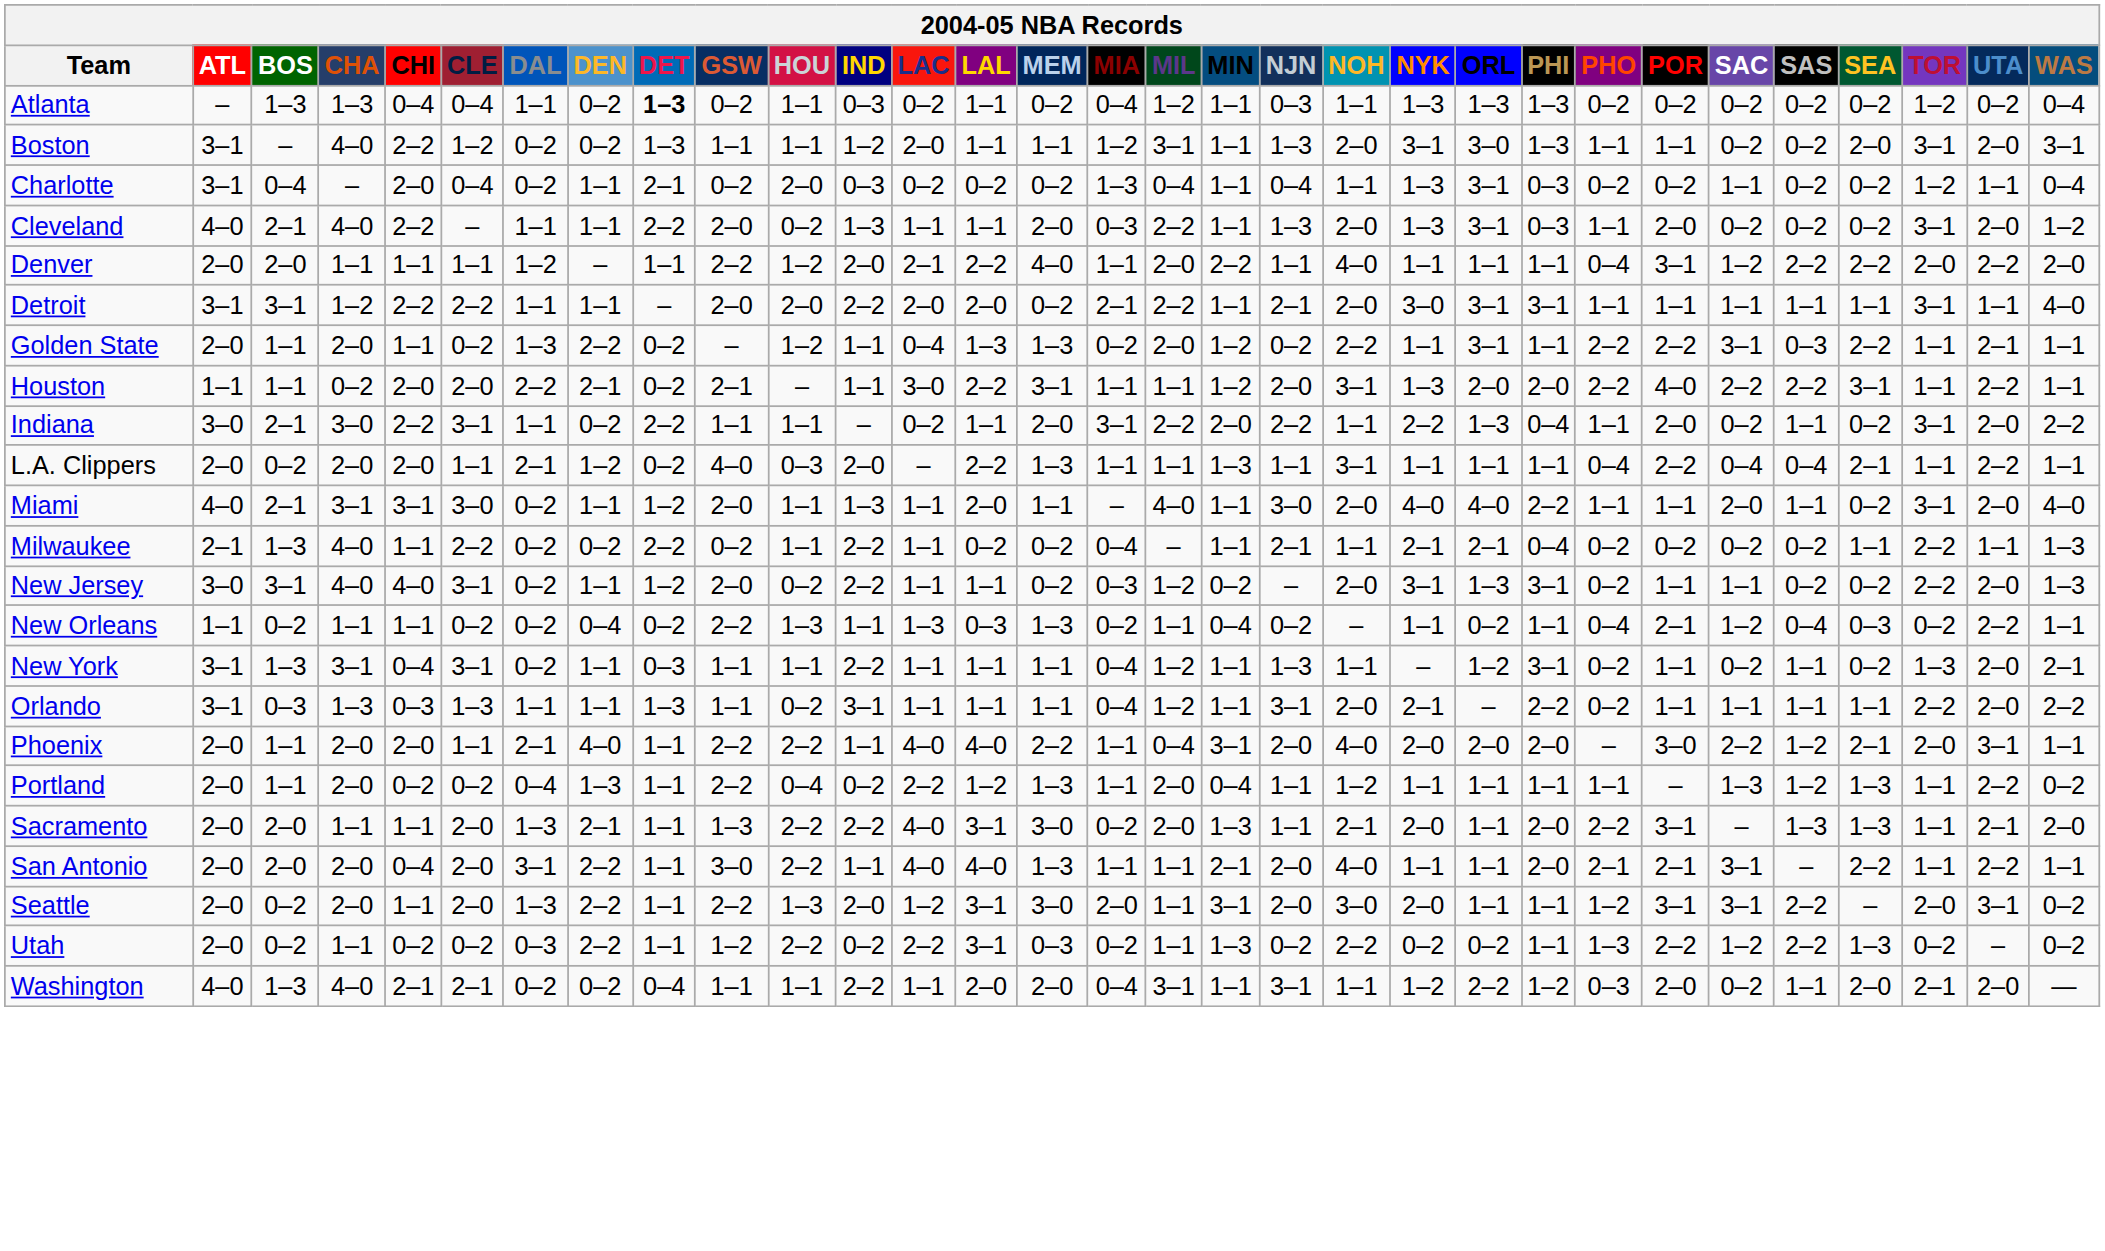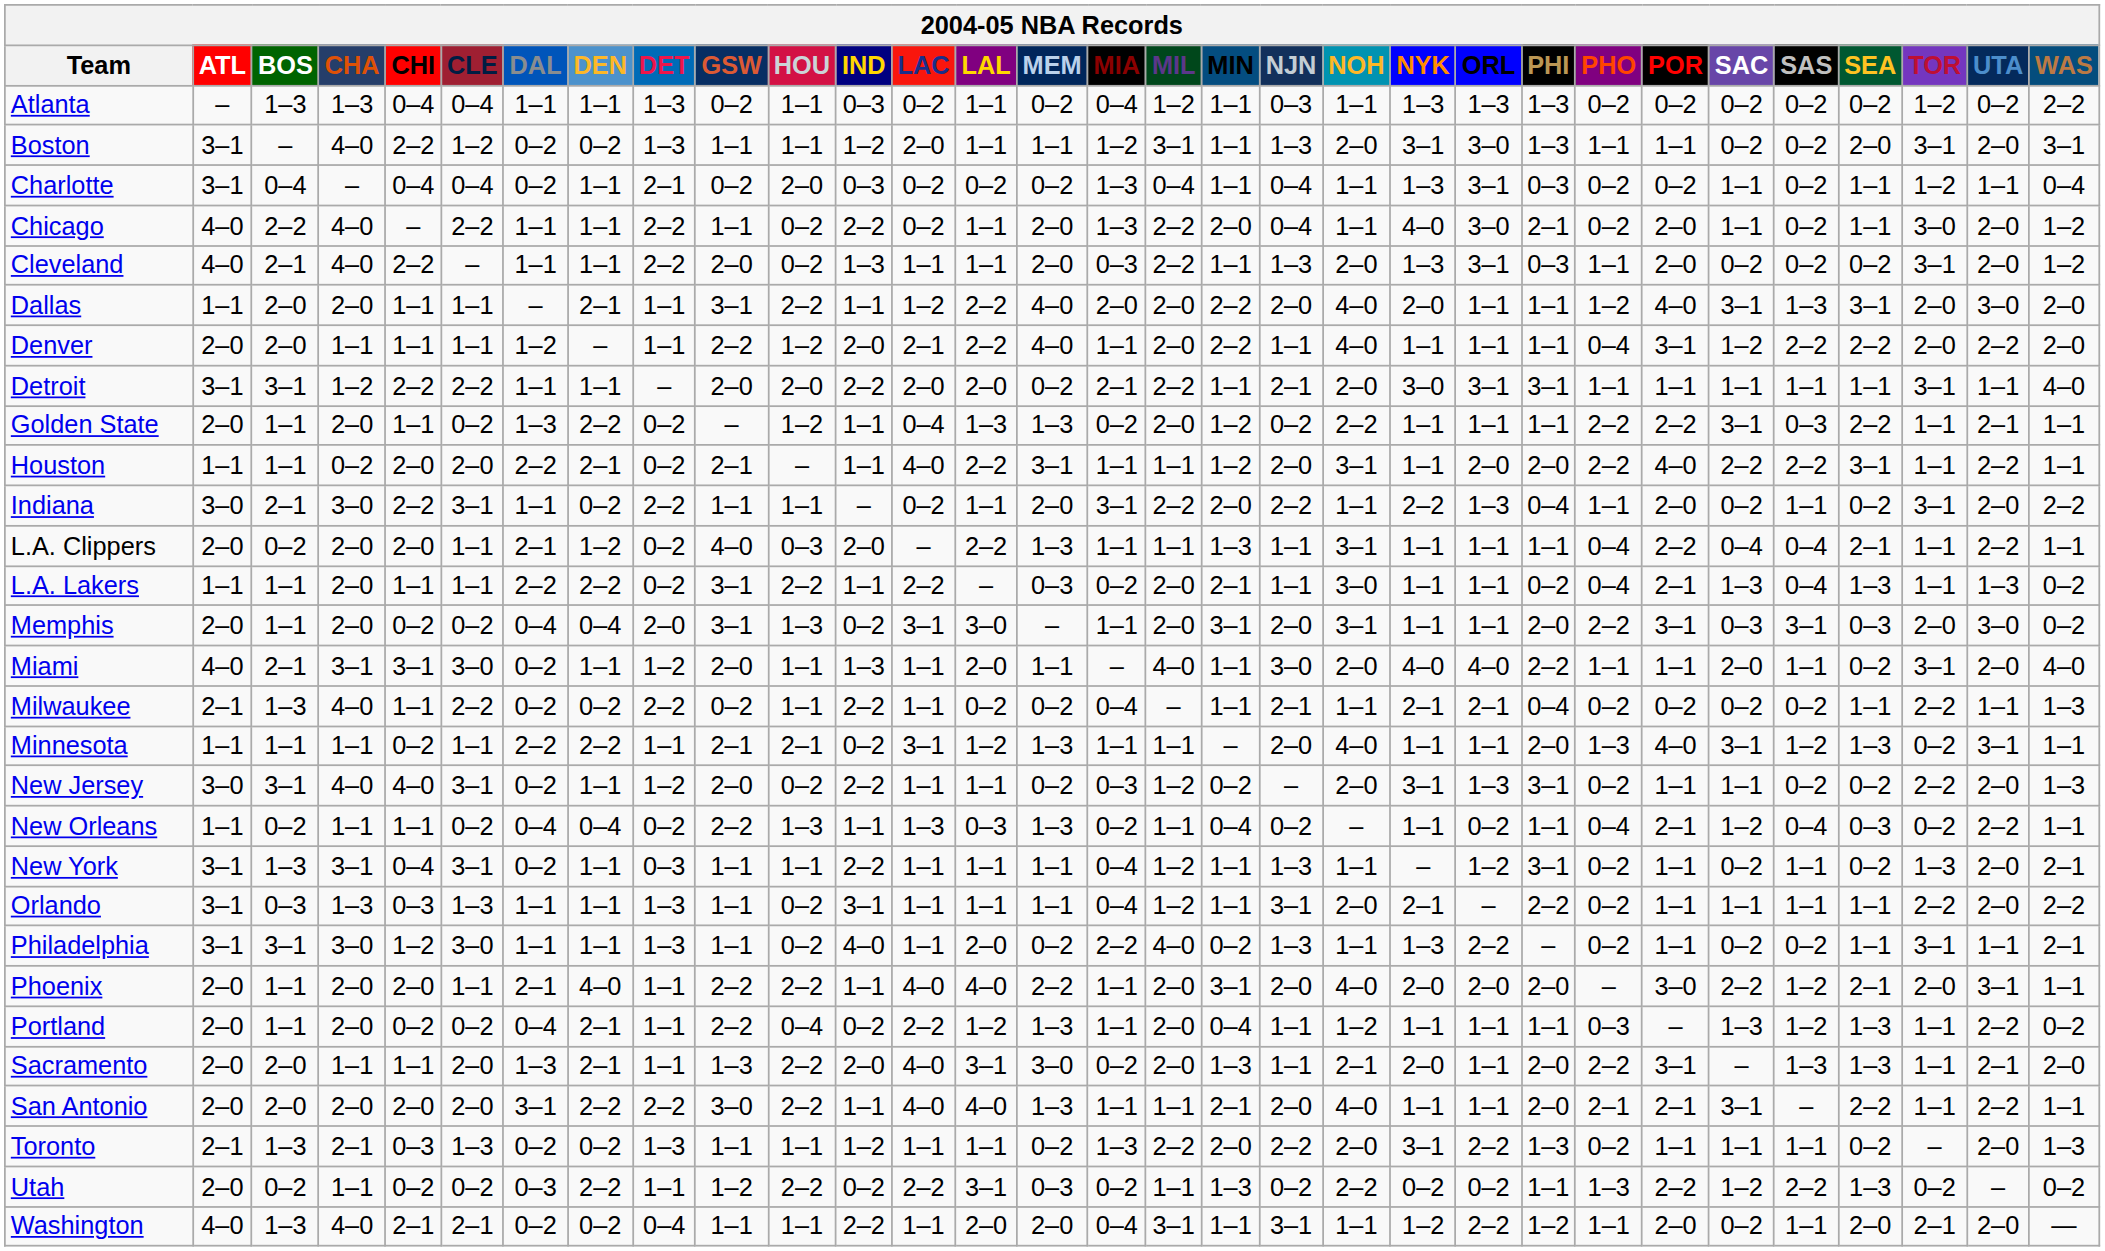(600, 105) 0–2 -> (600, 105) 1–1
(664, 105) bold -> (664, 105) normal
(2064, 105) 0–4 -> (2064, 105) 2–2
(413, 185) 2–0 -> (413, 185) 0–4
(1870, 185) 0–2 -> (1870, 185) 1–1
+ row: (57, 225)
+ row: (46, 306)
(1489, 346) 3–1 -> (1489, 426) 1–1
(924, 386) 3–0 -> (924, 466) 4–0
(1423, 386) 1–3 -> (1423, 466) 1–1
+ row: (75, 586)
+ row: (62, 626)
+ row: (69, 746)
(536, 626) 0–2 -> (536, 826) 0–4
+ row: (80, 946)
(1174, 746) 0–4 -> (1174, 986) 2–0
(600, 786) 1–3 -> (600, 1026) 2–1
(1609, 786) 1–1 -> (1609, 1026) 0–3
(864, 826) 2–2 -> (864, 1066) 2–0
(413, 866) 0–4 -> (413, 1106) 2–0
(664, 866) 1–1 -> (664, 1106) 2–2
- row: (50, 906)
+ row: (53, 1146)
(1609, 986) 0–3 -> (1609, 1226) 1–1
